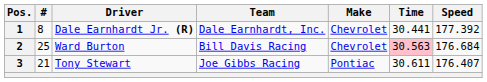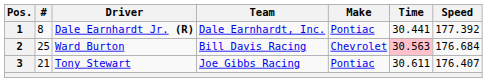(359, 30) Chevrolet -> (352, 30) Pontiac
